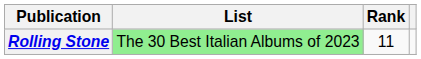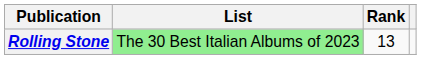(386, 41) 11 -> (386, 41) 13
